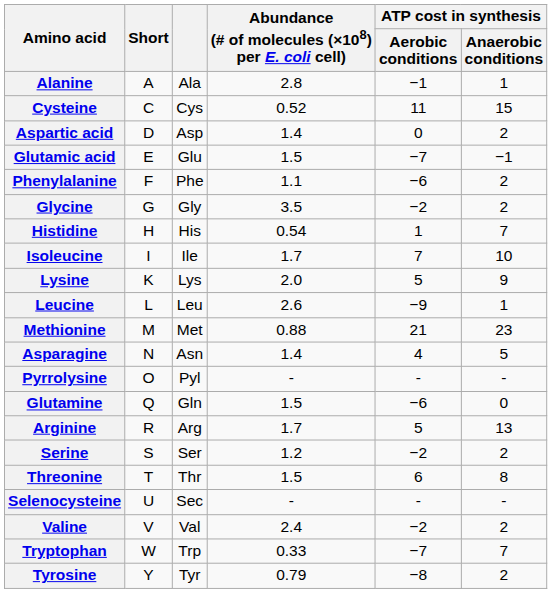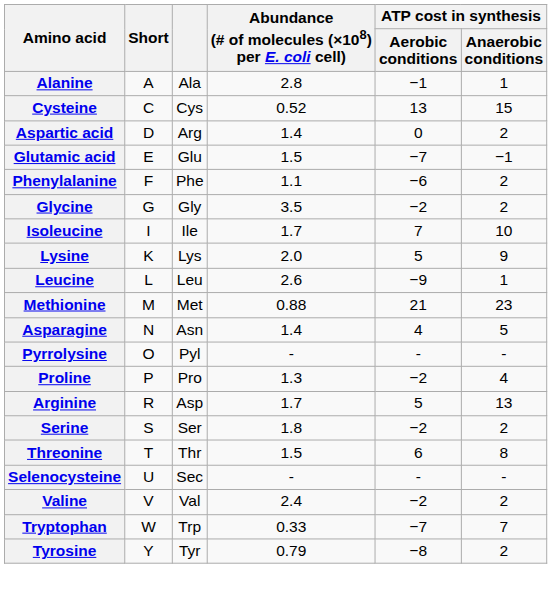(418, 108) 11 -> (418, 108) 13
(190, 132) Asp -> (190, 132) Arg
- row: (65, 231)
+ row: (65, 378)
- row: (65, 403)
(190, 428) Arg -> (190, 403) Asp
(291, 452) 1.2 -> (291, 428) 1.8
